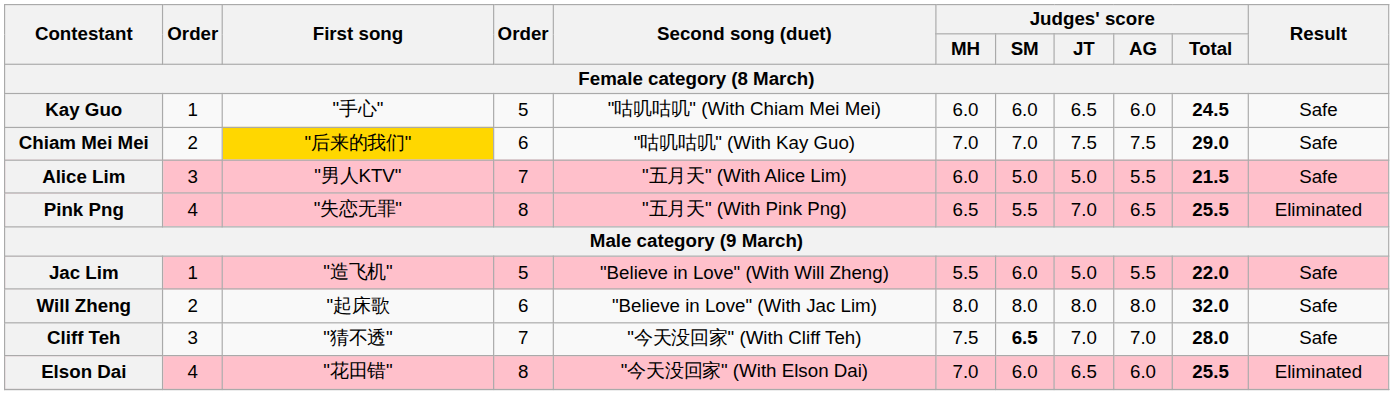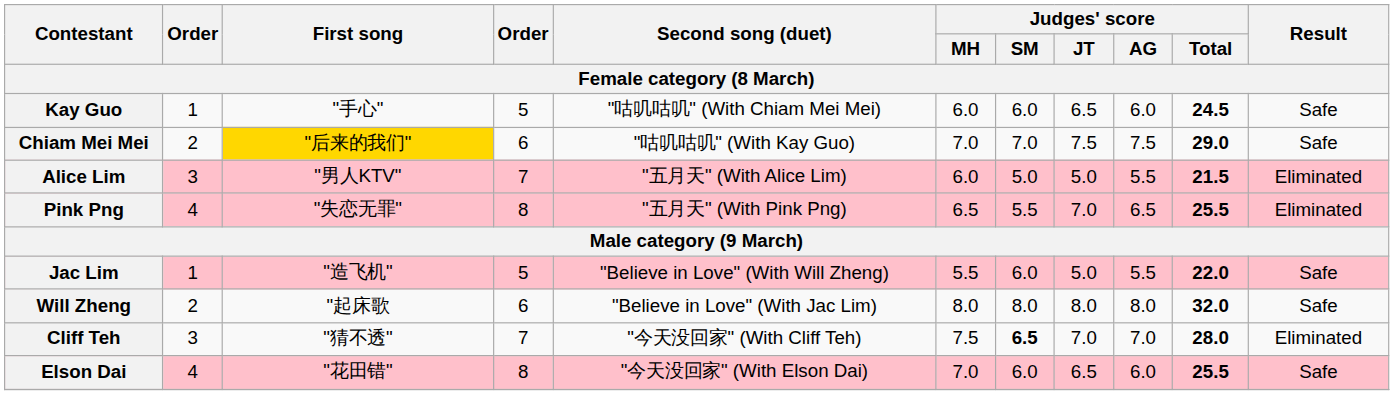(1318, 176) Safe -> (1318, 176) Eliminated
(1318, 339) Safe -> (1318, 339) Eliminated
(1318, 372) Eliminated -> (1318, 372) Safe
